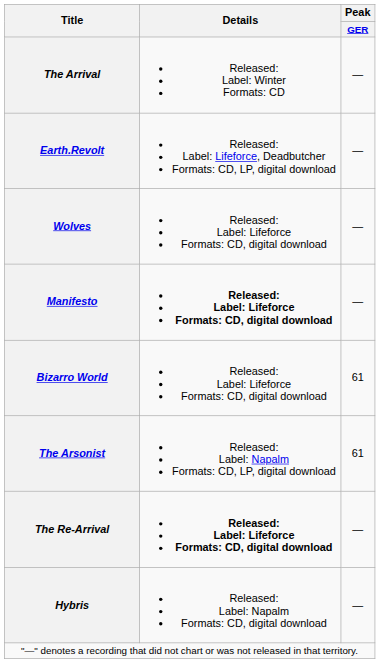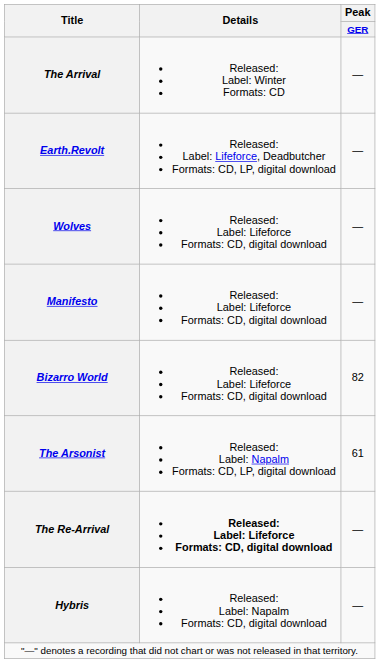(240, 308) bold -> (240, 308) normal
(358, 378) 61 -> (358, 378) 82
